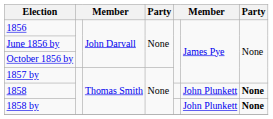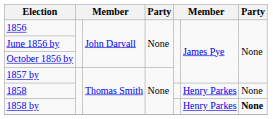(210, 91) John Plunkett -> (210, 91) Henry Parkes
(253, 91) bold -> (252, 91) normal
(210, 106) John Plunkett -> (210, 106) Henry Parkes
